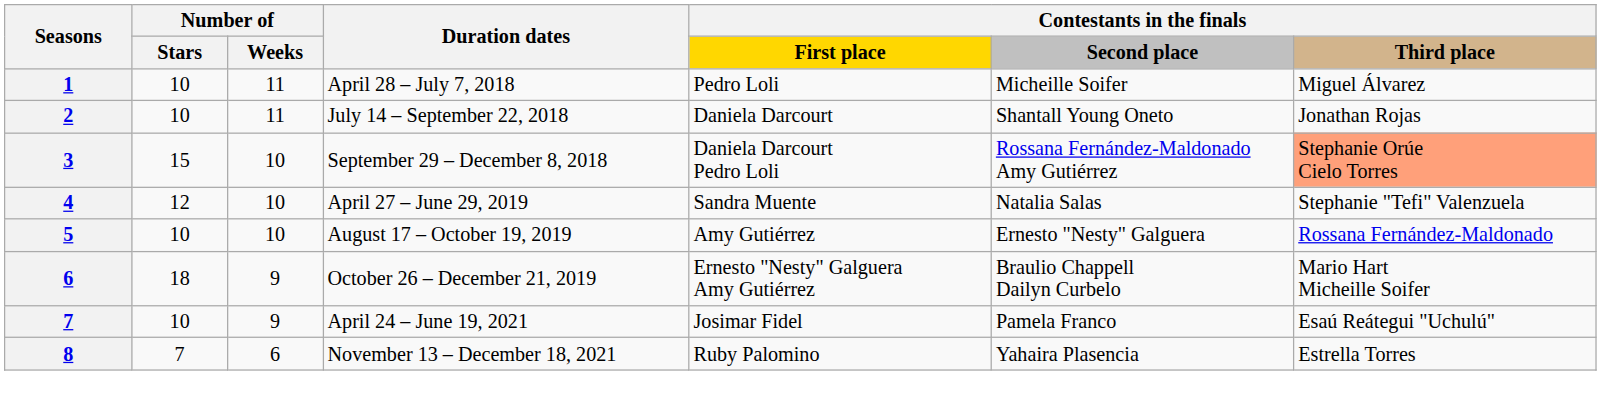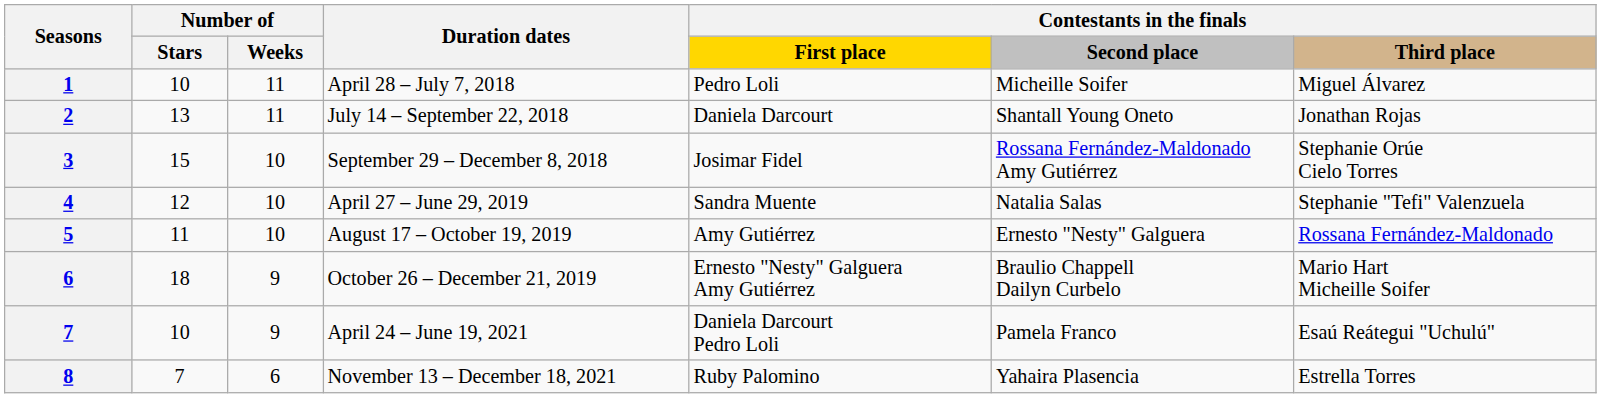(180, 116) 10 -> (180, 116) 13
(763, 159) Daniela Darcourt Pedro Loli -> (748, 159) Josimar Fidel
(1361, 159) lightsalmon background -> (1361, 159) no background
(180, 235) 10 -> (180, 235) 11
(748, 321) Josimar Fidel -> (763, 332) Daniela Darcourt Pedro Loli
